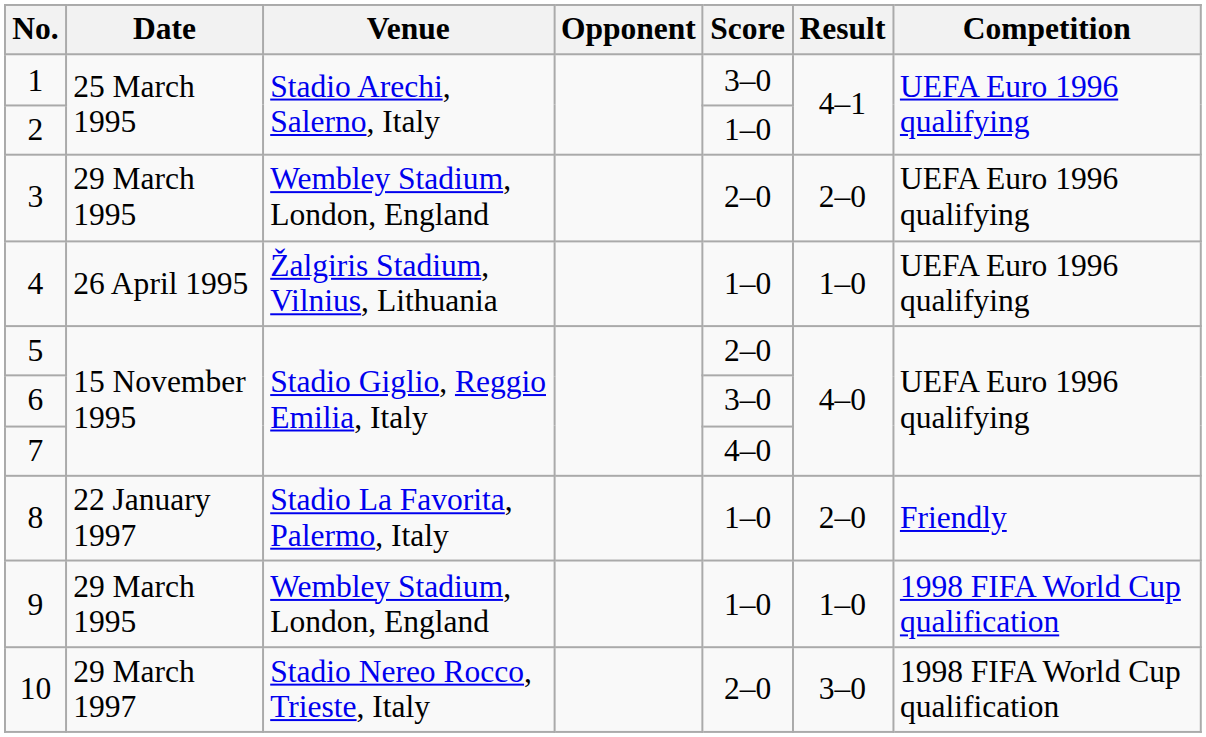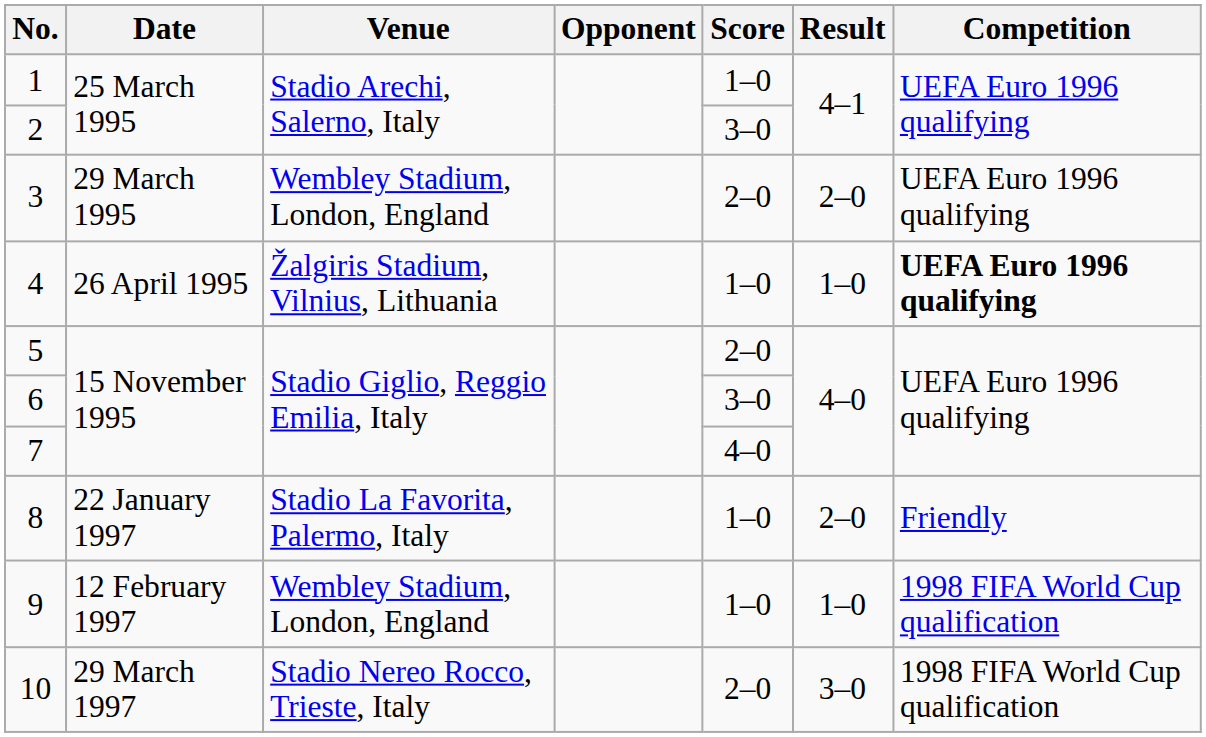(748, 79) 3–0 -> (748, 79) 1–0
(748, 129) 1–0 -> (748, 129) 3–0
(1009, 282) normal -> (1014, 282) bold
(134, 603) 29 March 1995 -> (150, 603) 12 February 1997
